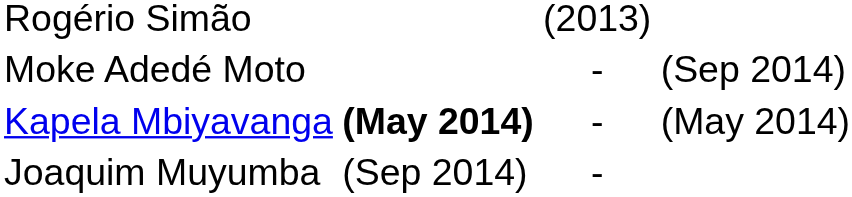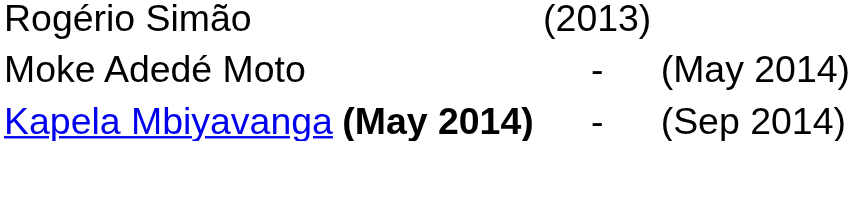(753, 69) (Sep 2014) -> (755, 69) (May 2014)
(755, 121) (May 2014) -> (753, 121) (Sep 2014)
- row: (162, 172)
